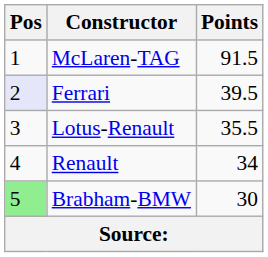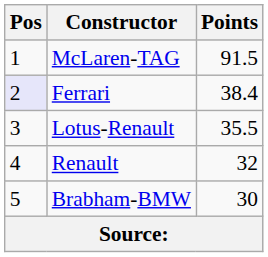(239, 93) 39.5 -> (239, 93) 38.4
(247, 163) 34 -> (247, 163) 32
(15, 199) lightgreen background -> (15, 199) no background
